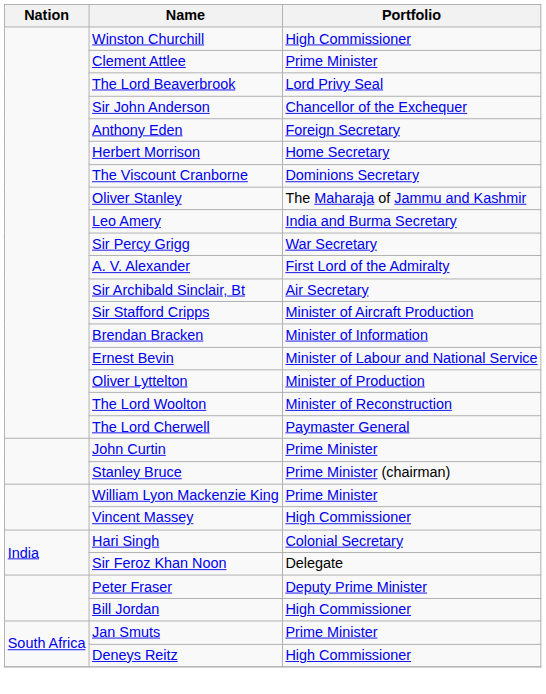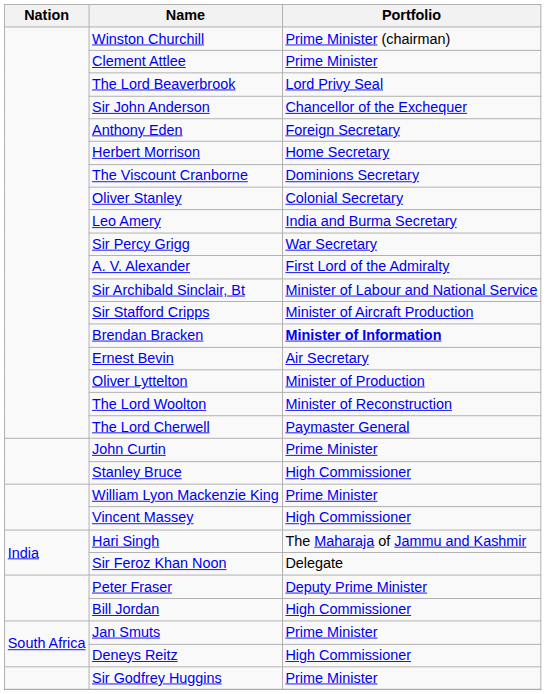(348, 38) High Commissioner -> (368, 38) Prime Minister (chairman)
(406, 198) The Maharaja of Jammu and Kashmir -> (344, 198) Colonial Secretary
(327, 289) Air Secretary -> (412, 289) Minister of Labour and National Service
(357, 335) normal -> (363, 335) bold
(412, 358) Minister of Labour and National Service -> (327, 358) Air Secretary
(368, 472) Prime Minister (chairman) -> (348, 472) High Commissioner
(344, 541) Colonial Secretary -> (406, 541) The Maharaja of Jammu and Kashmir
+ row: (157, 678)
